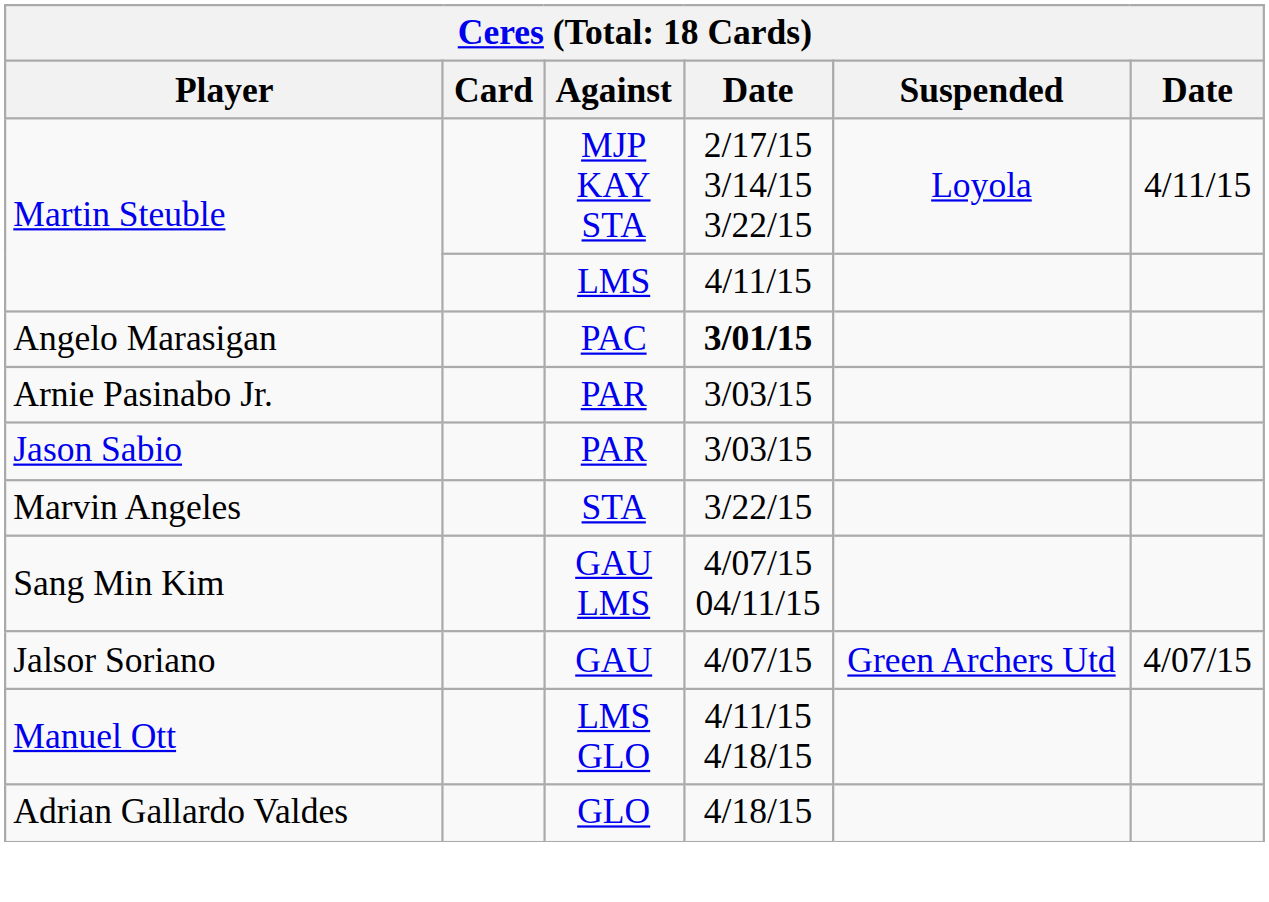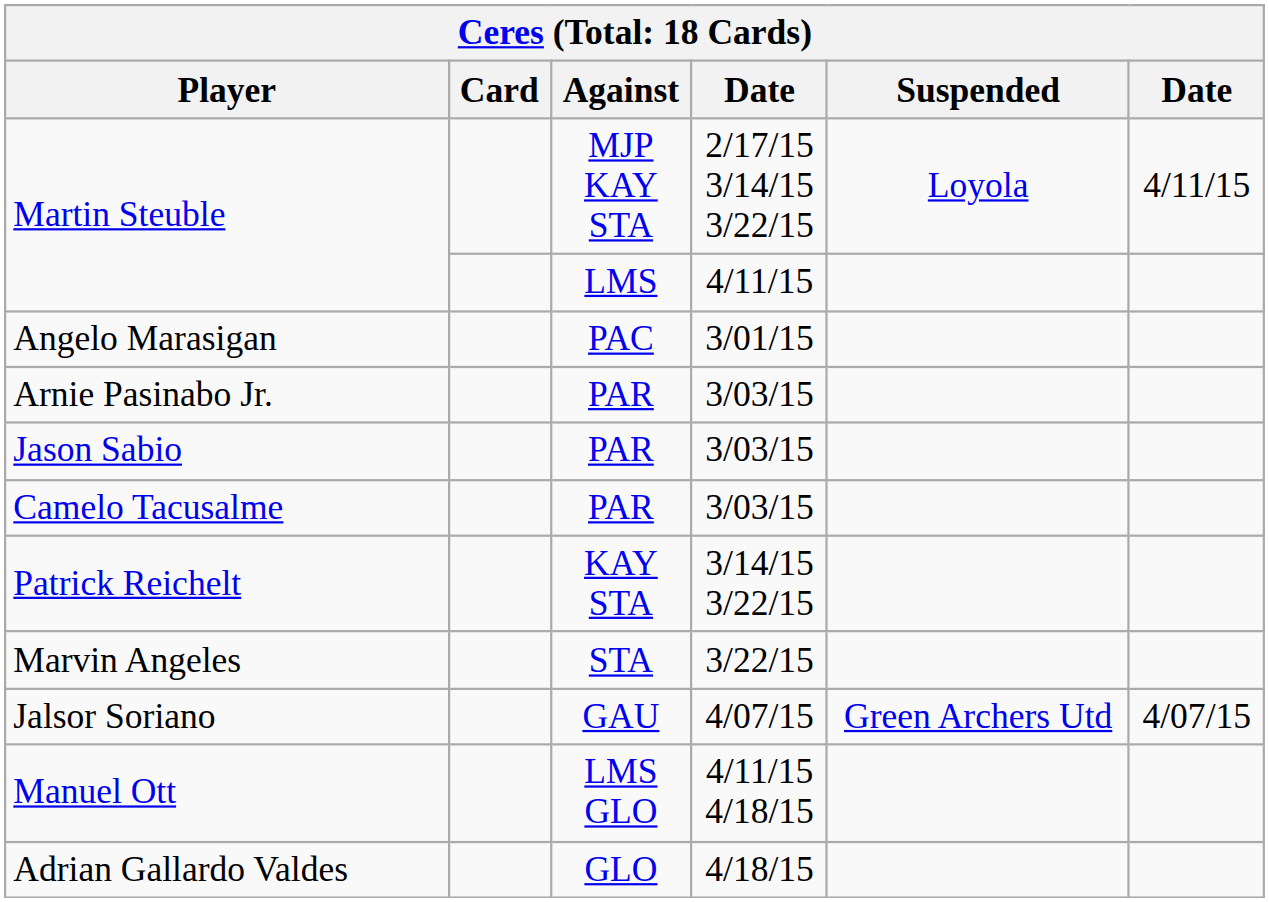(758, 337) bold -> (760, 337) normal
+ row: (148, 506)
+ row: (127, 583)
- row: (119, 583)
